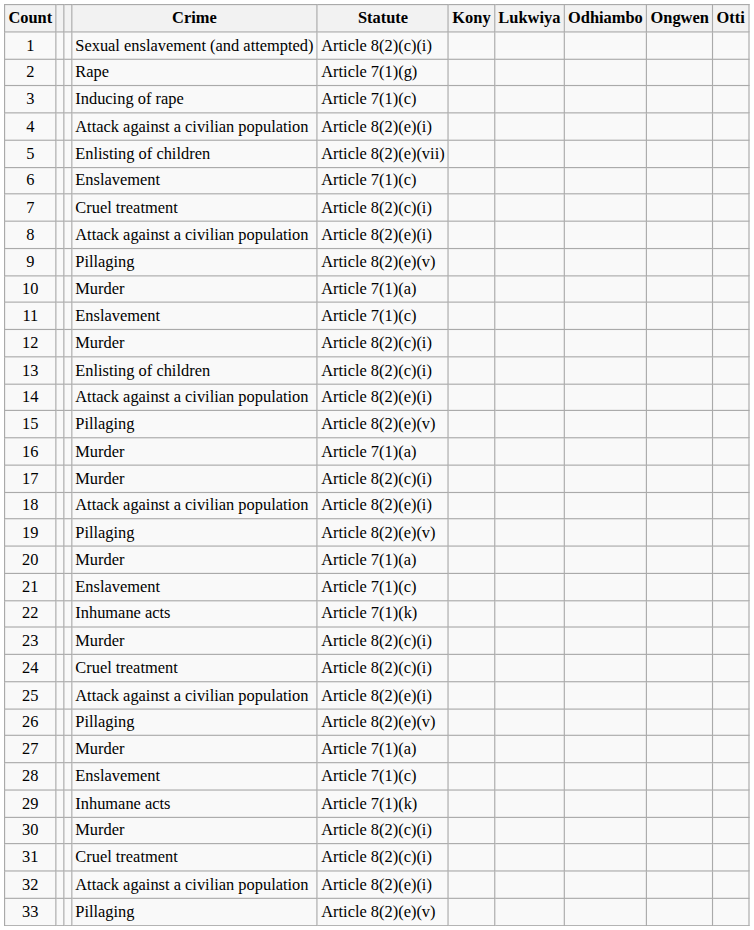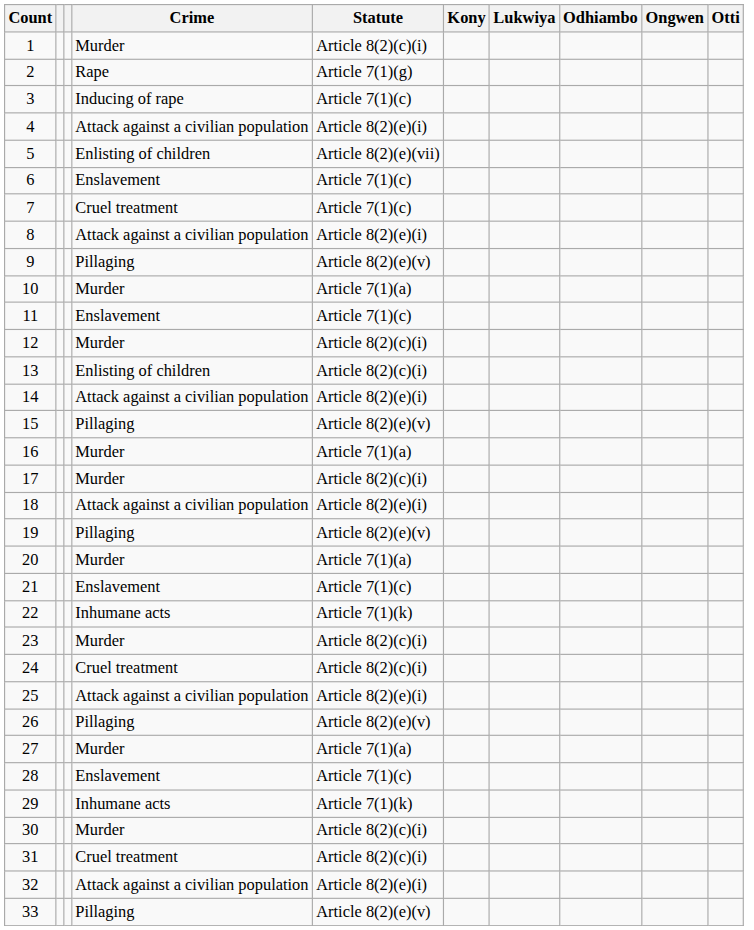(194, 45) Sexual enslavement (and attempted) -> (100, 45) Murder
(377, 207) Article 8(2)(c)(i) -> (364, 207) Article 7(1)(c)
